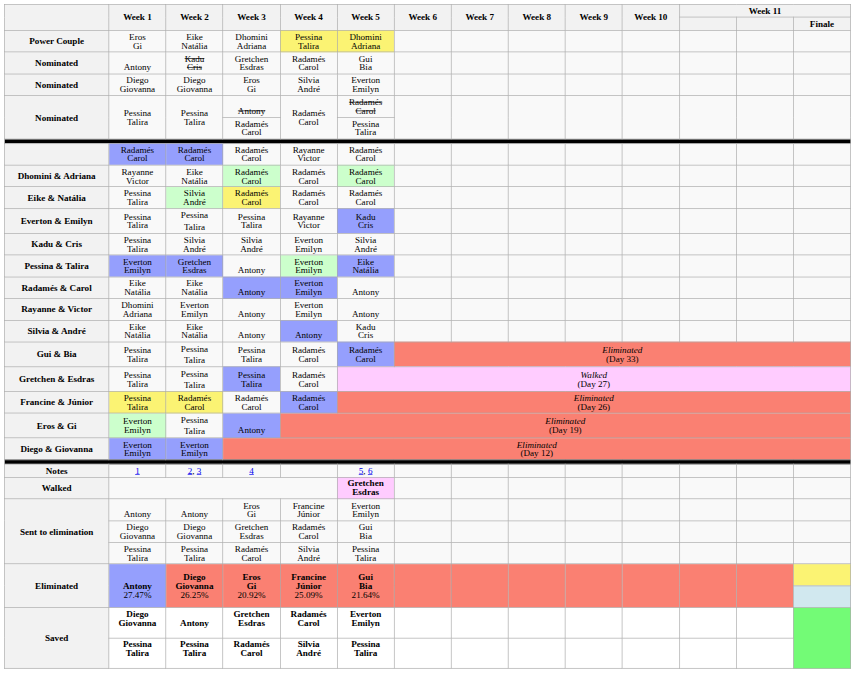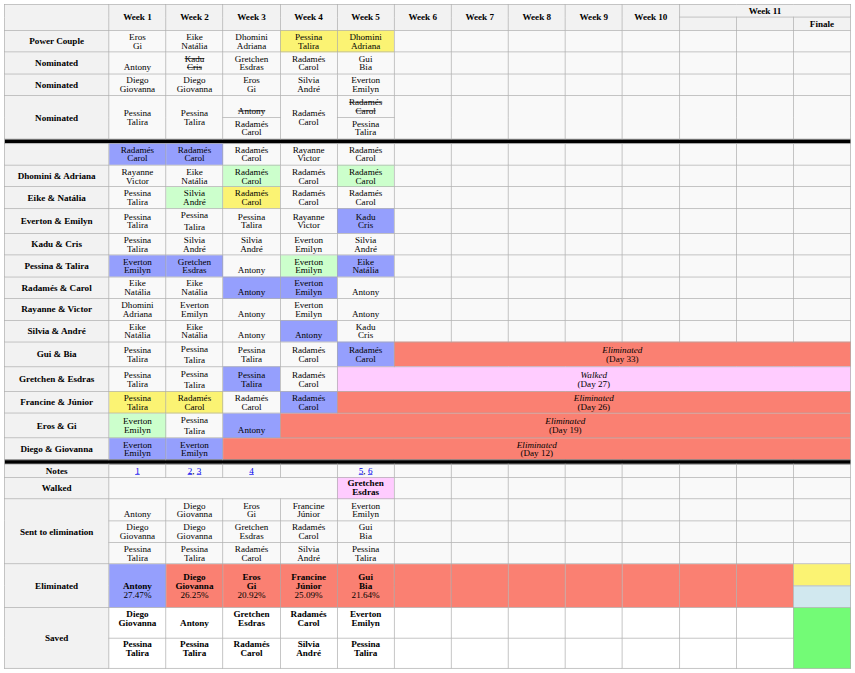(194, 514) Antony -> (194, 509) Diego Giovanna
